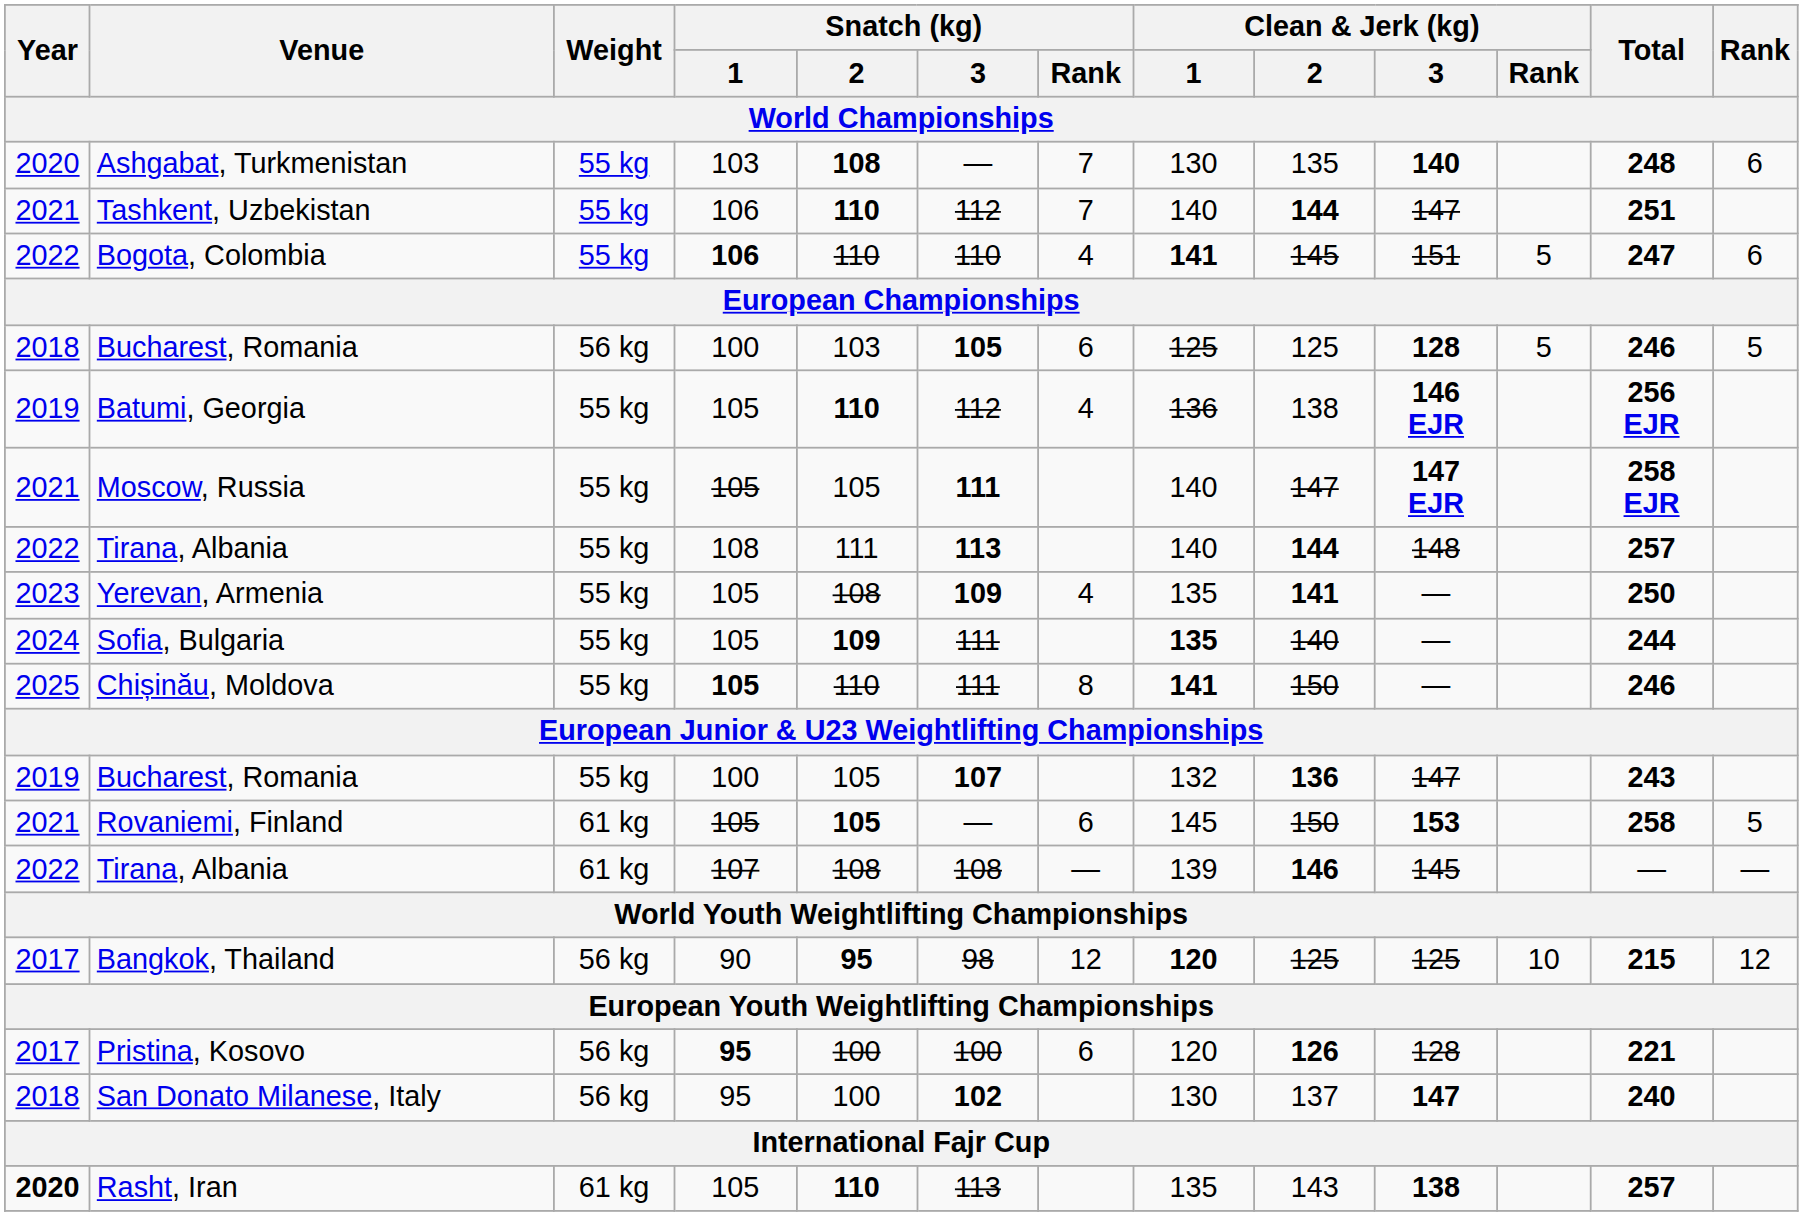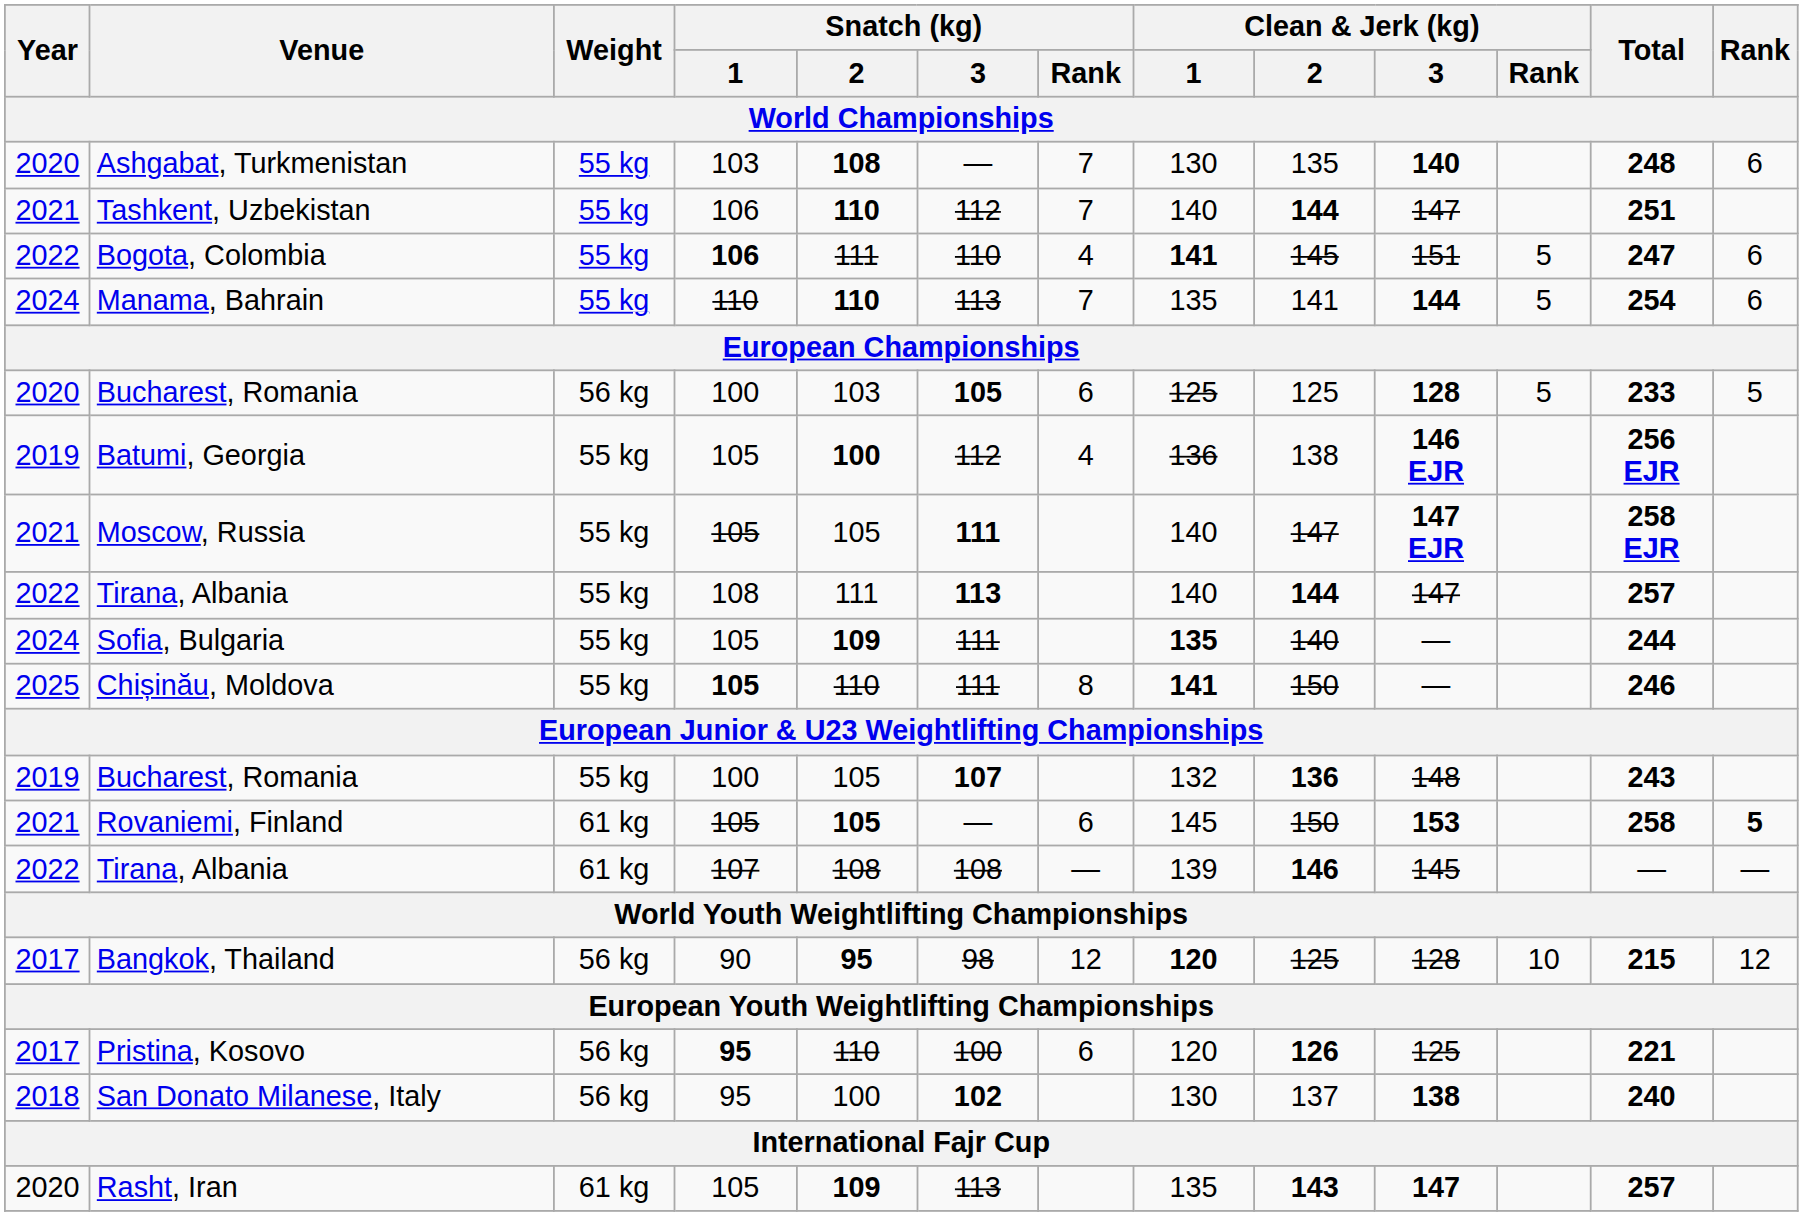(857, 255) 110 -> (857, 255) 111
+ row: (210, 301)
(48, 347) 2018 -> (48, 392) 2020
(1652, 347) 246 -> (1652, 392) 233
(857, 408) 110 -> (857, 454) 100
(1436, 548) 148 -> (1436, 594) 147
- row: (210, 594)
(1436, 777) 147 -> (1436, 777) 148
(1755, 822) normal -> (1755, 822) bold
(1436, 959) 125 -> (1436, 959) 128
(857, 1051) 100 -> (857, 1051) 110
(1436, 1051) 128 -> (1436, 1051) 125
(1436, 1096) 147 -> (1436, 1096) 138
(48, 1188) bold -> (48, 1188) normal
(857, 1188) 110 -> (857, 1188) 109
(1315, 1188) normal -> (1315, 1188) bold
(1436, 1188) 138 -> (1436, 1188) 147
